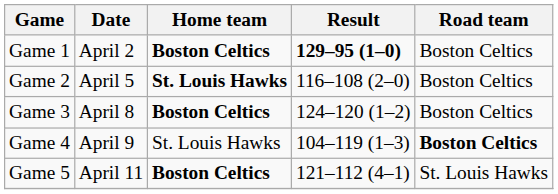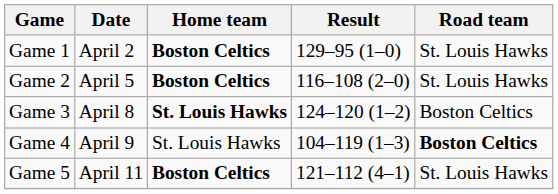(348, 50) bold -> (348, 50) normal
(476, 50) Boston Celtics -> (484, 50) St. Louis Hawks
(220, 81) St. Louis Hawks -> (211, 81) Boston Celtics
(476, 81) Boston Celtics -> (484, 81) St. Louis Hawks
(211, 111) Boston Celtics -> (220, 111) St. Louis Hawks
